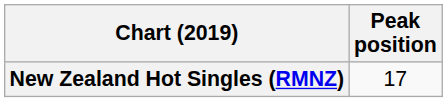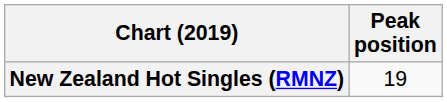(395, 79) 17 -> (395, 79) 19
